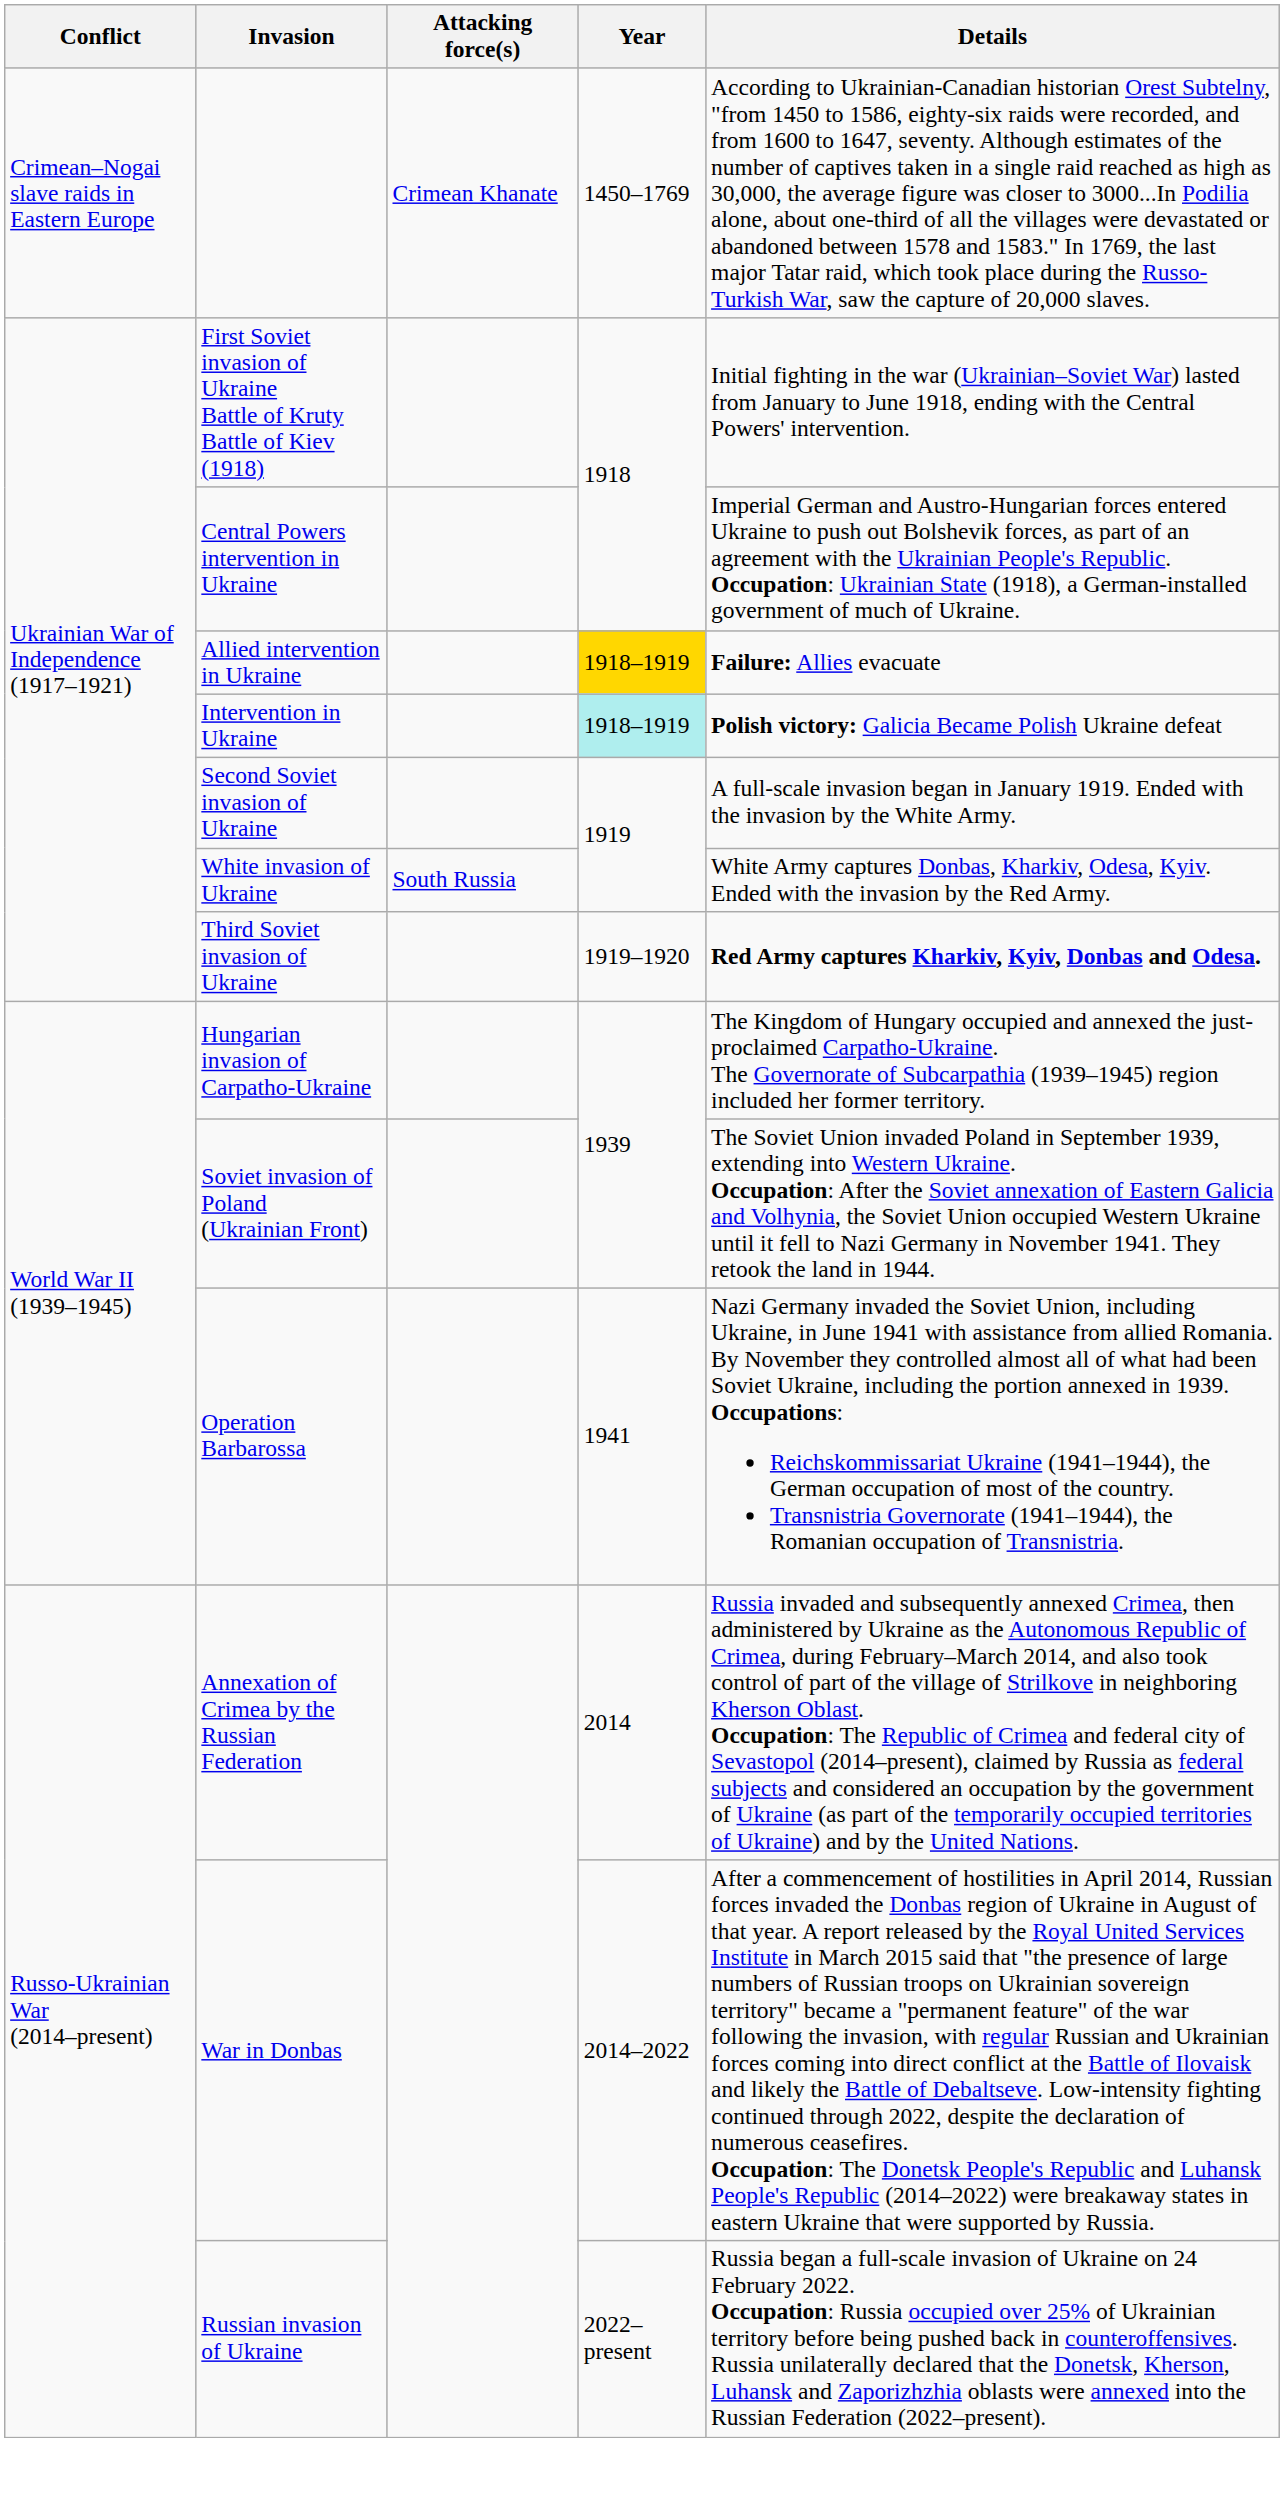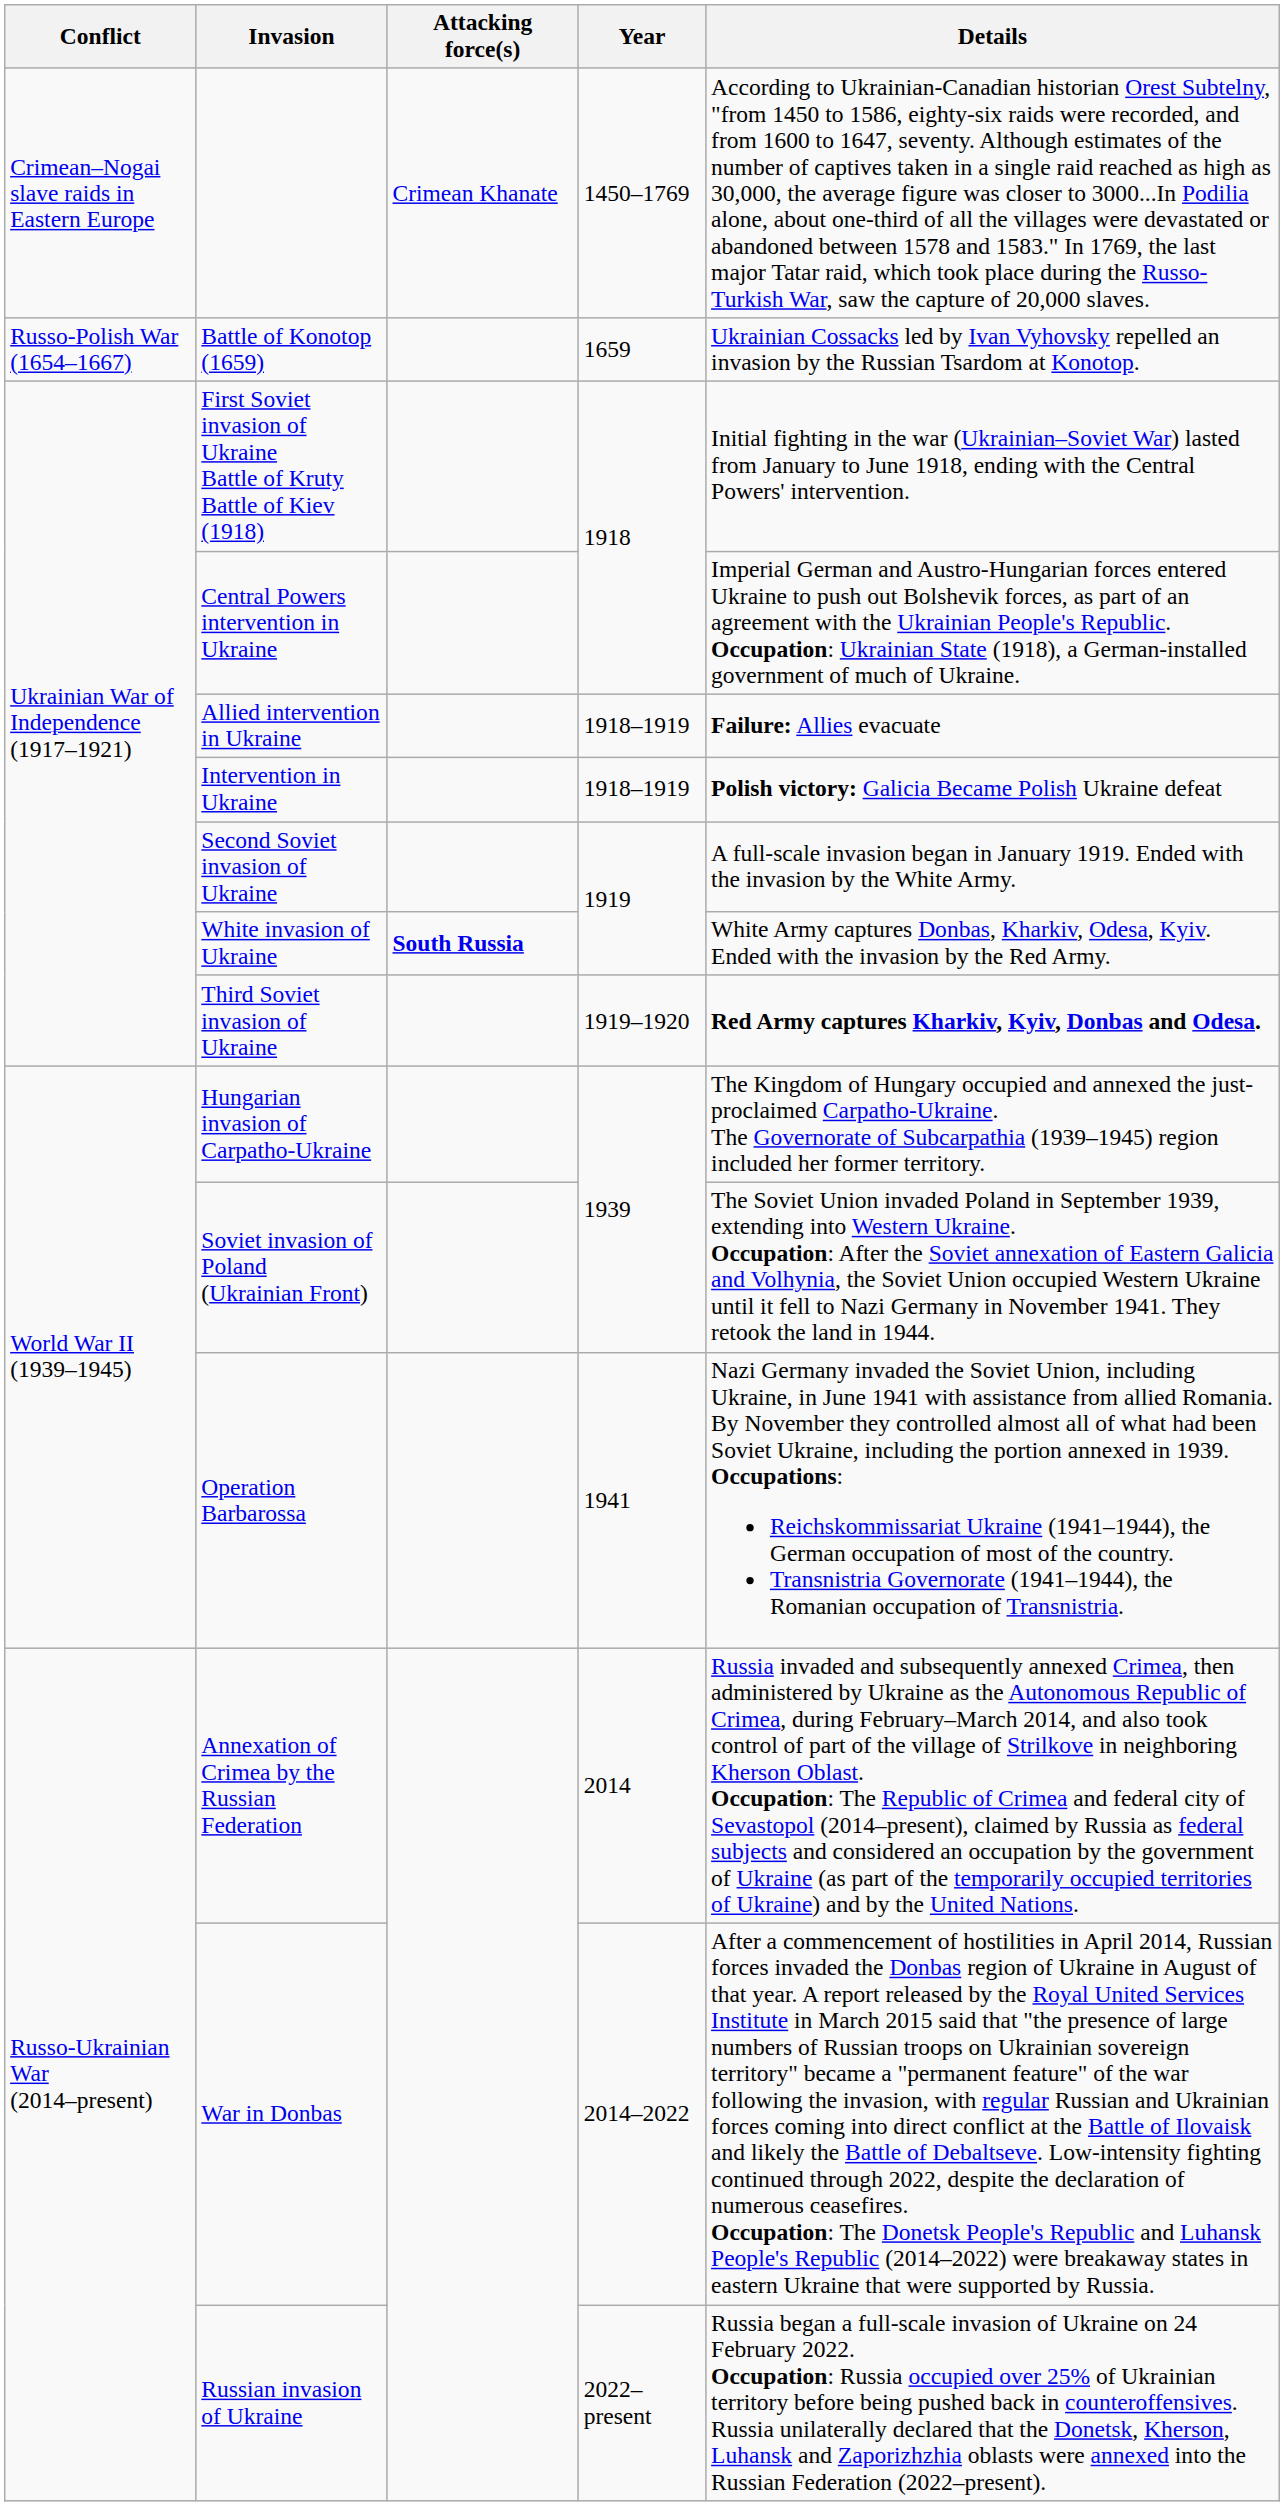+ row: (286, 349)
(637, 661) gold background -> (637, 725) no background
(637, 725) paleturquoise background -> (637, 789) no background
(454, 879) normal -> (458, 943) bold
